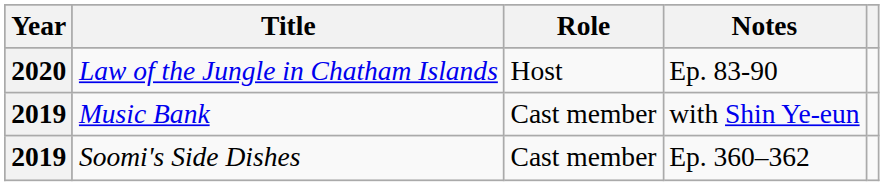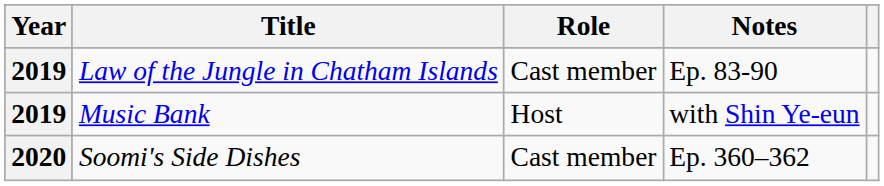(39, 69) 2020 -> (39, 69) 2019
(537, 69) Host -> (584, 69) Cast member
(584, 113) Cast member -> (537, 113) Host
(39, 157) 2019 -> (39, 157) 2020
